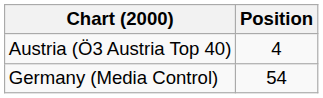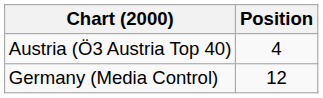(277, 78) 54 -> (277, 78) 12
